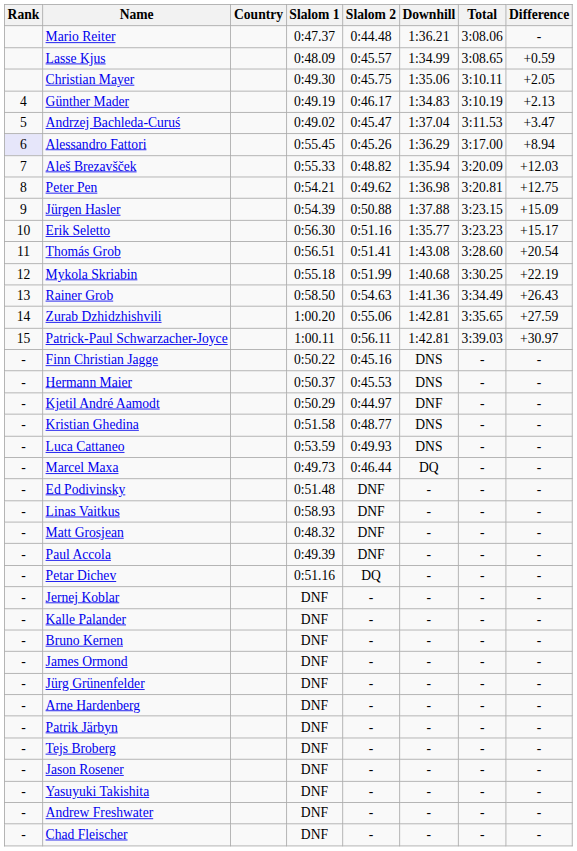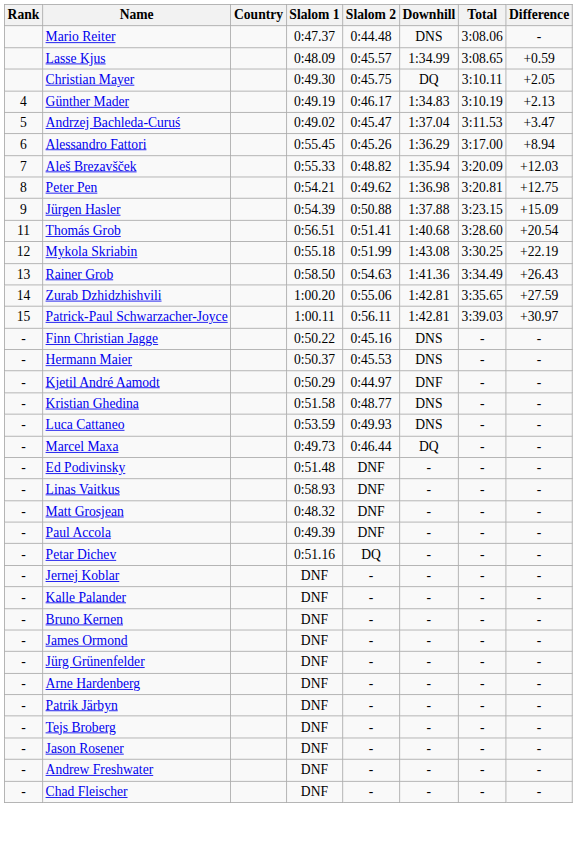(429, 36) 1:36.21 -> (429, 36) DNS
(429, 79) 1:35.06 -> (429, 79) DQ
(23, 144) lavender background -> (23, 144) no background
- row: (78, 230)
(429, 252) 1:43.08 -> (429, 230) 1:40.68
(429, 274) 1:40.68 -> (429, 252) 1:43.08
- row: (97, 791)
